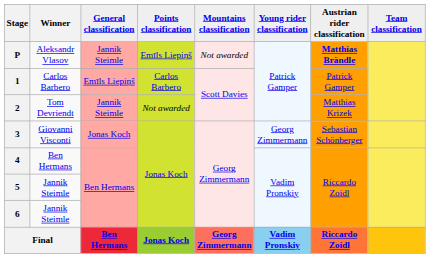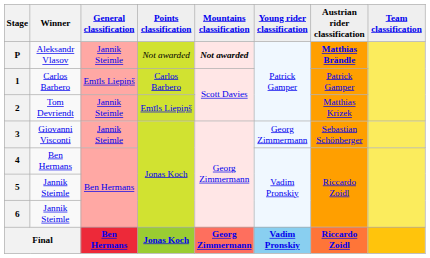(166, 55) Emīls Liepiņš -> (166, 55) Not awarded
(224, 55) normal -> (224, 55) bold
(166, 108) Not awarded -> (166, 108) Emīls Liepiņš
(109, 134) Jonas Koch -> (109, 134) Jannik Steimle
